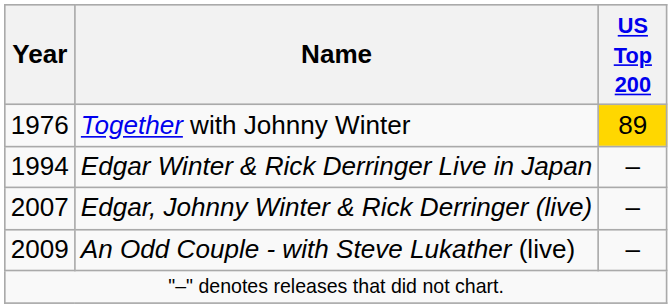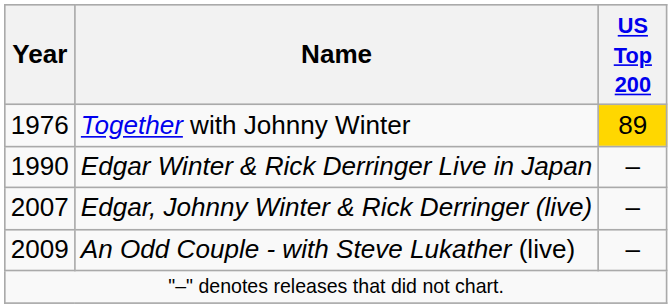(40, 166) 1994 -> (40, 166) 1990
